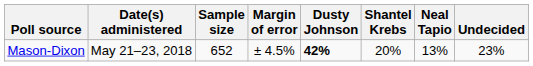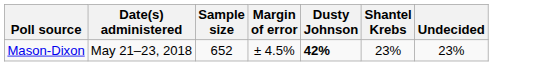- column: (435, 22)
(388, 50) 20% -> (388, 50) 23%
